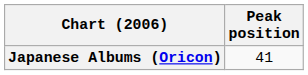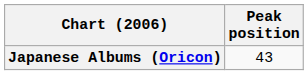(264, 58) 41 -> (264, 58) 43
